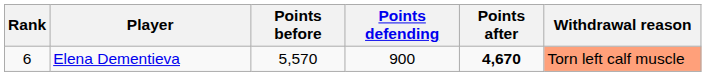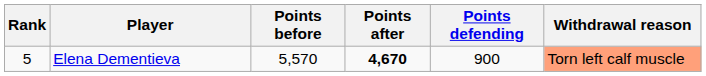columns swapped: (402, 25) <-> (501, 25)
(27, 58) 6 -> (27, 58) 5
